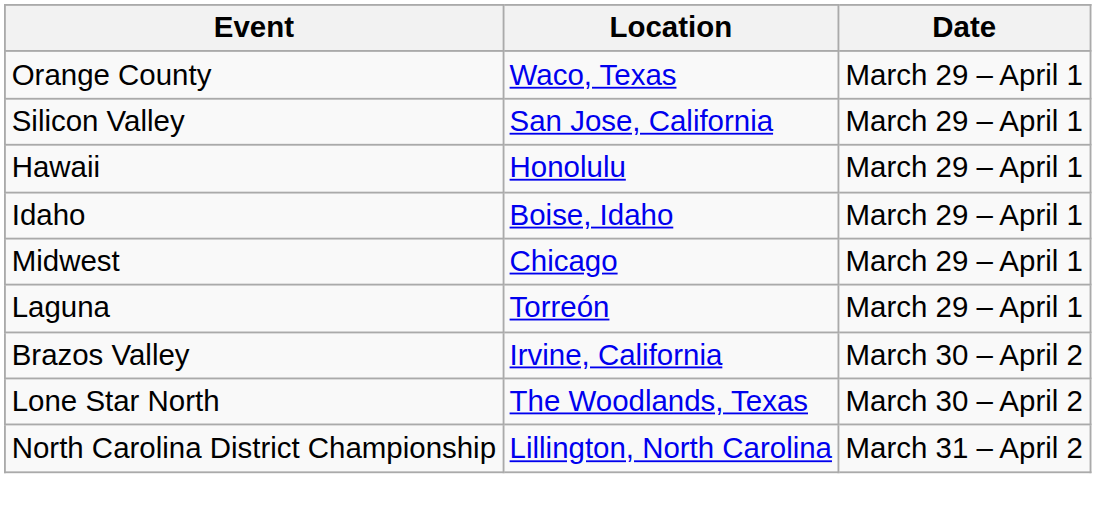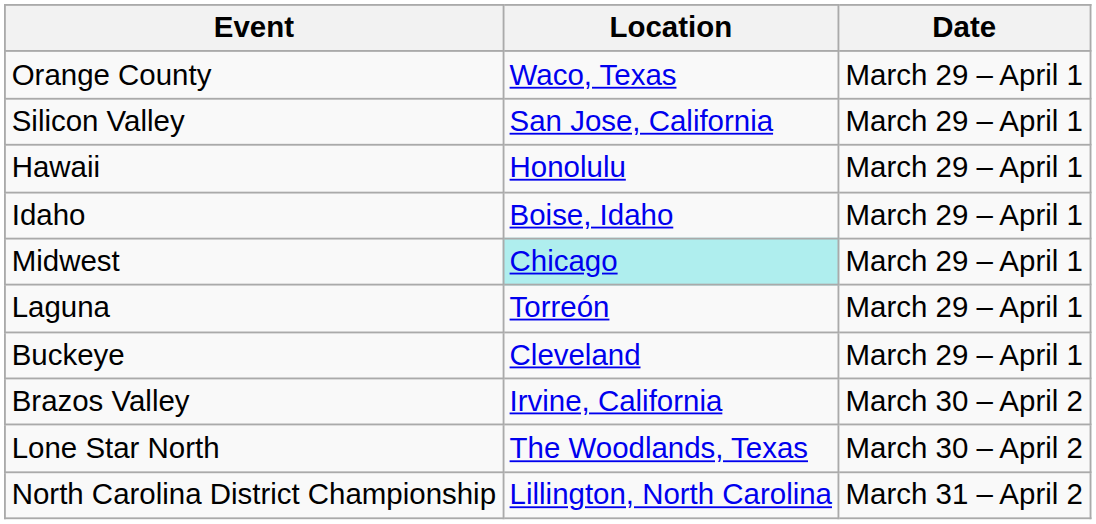(564, 261) no background -> (564, 261) paleturquoise background
+ row: (68, 354)
